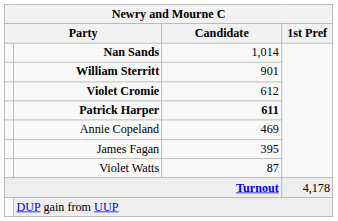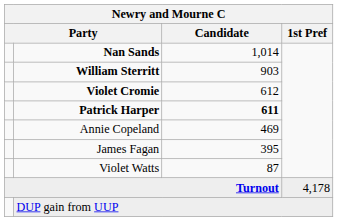(270, 71) 901 -> (270, 71) 903
